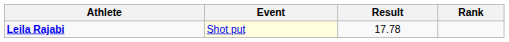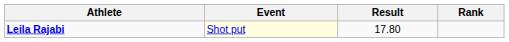(388, 29) 17.78 -> (388, 29) 17.80
